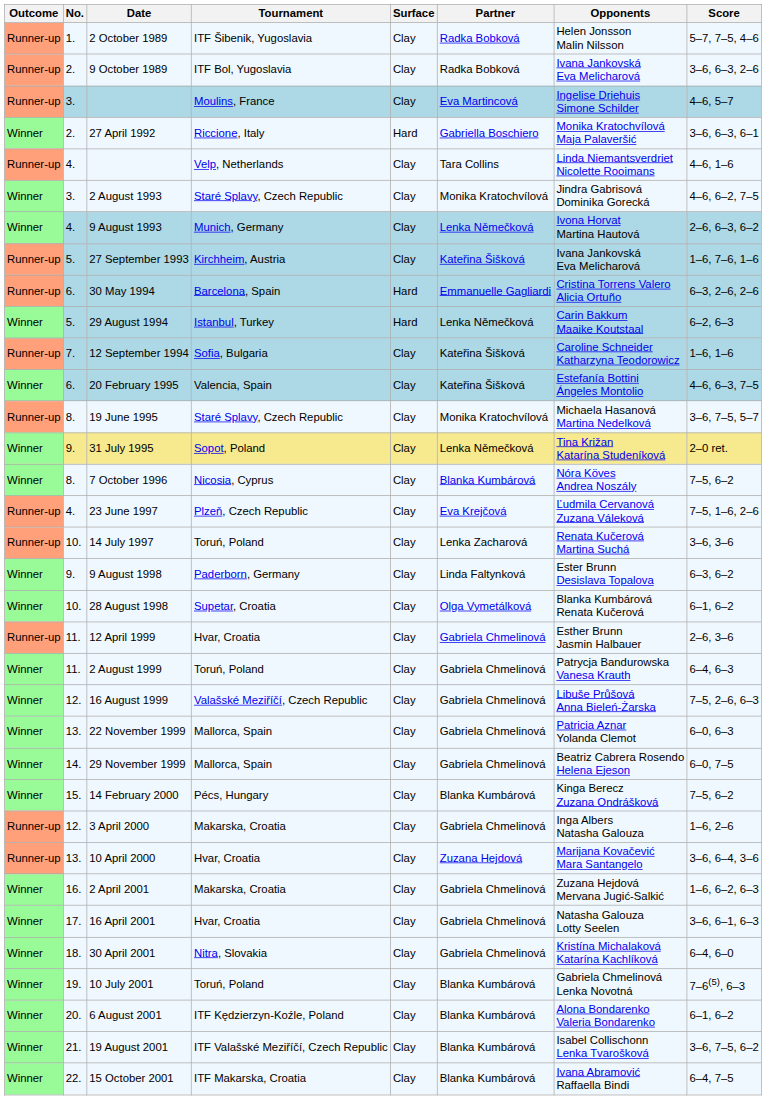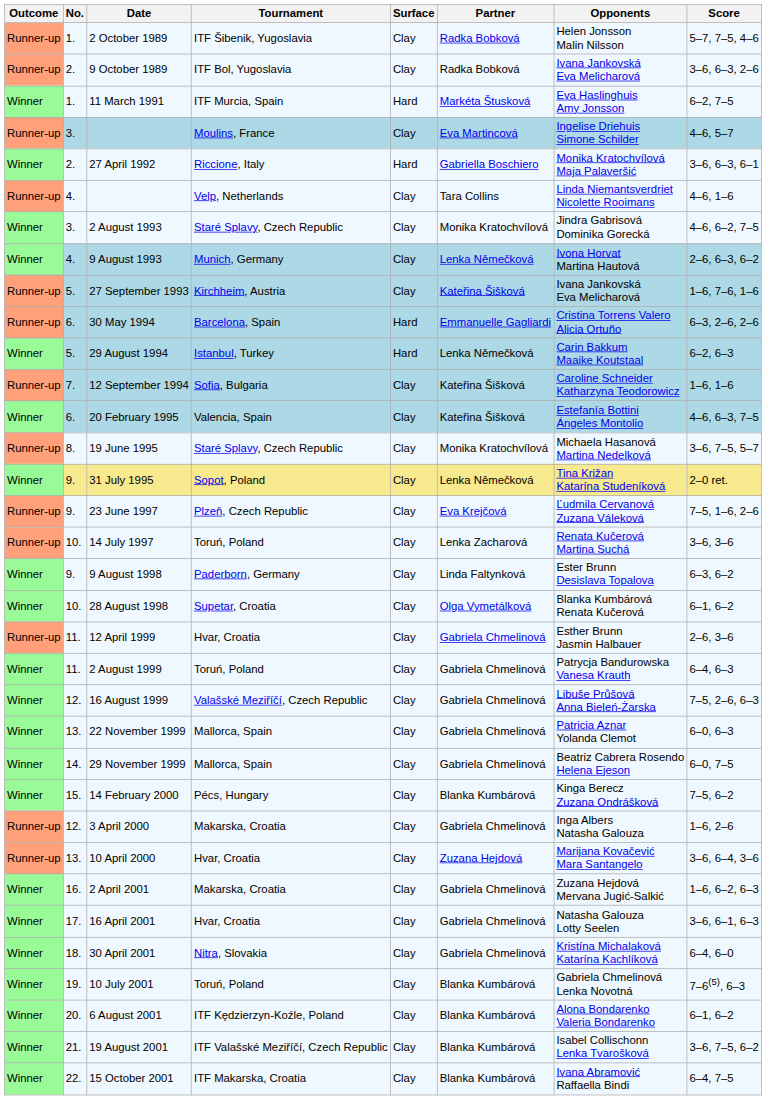+ row: (127, 101)
- row: (128, 479)
(70, 511) 4. -> (70, 511) 9.
